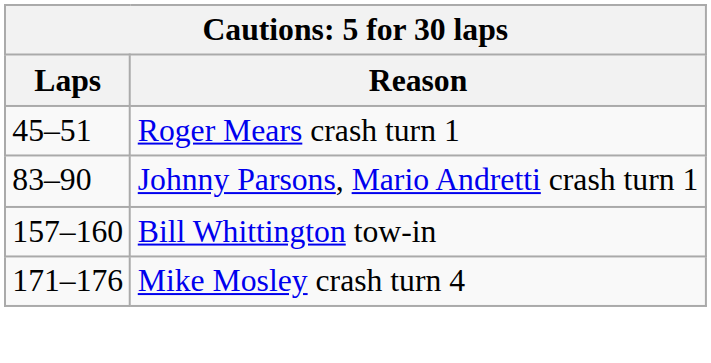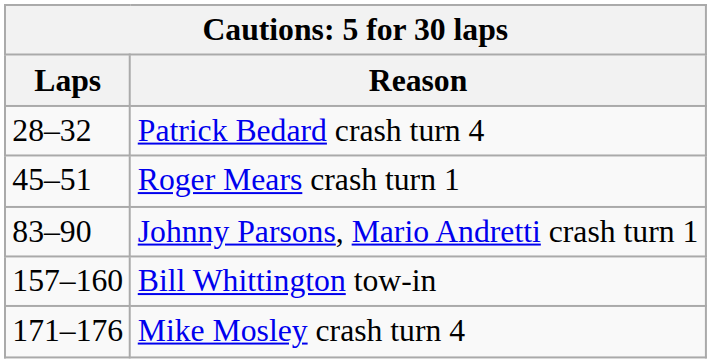+ row: (311, 130)
